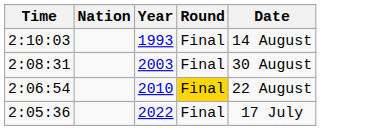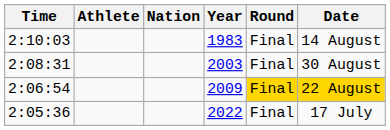+ column: (109, 17)
(156, 41) 1993 -> (225, 41) 1983
(156, 89) 2010 -> (225, 89) 2009
(272, 89) no background -> (341, 89) gold background
